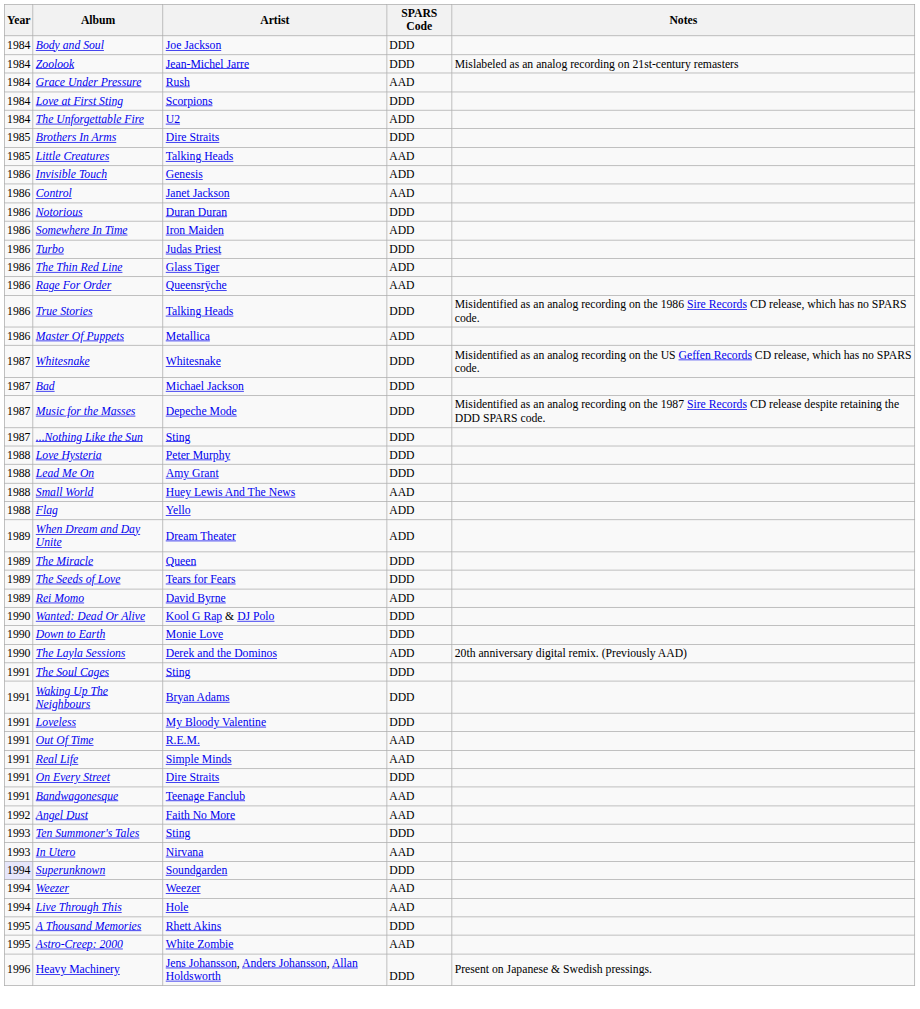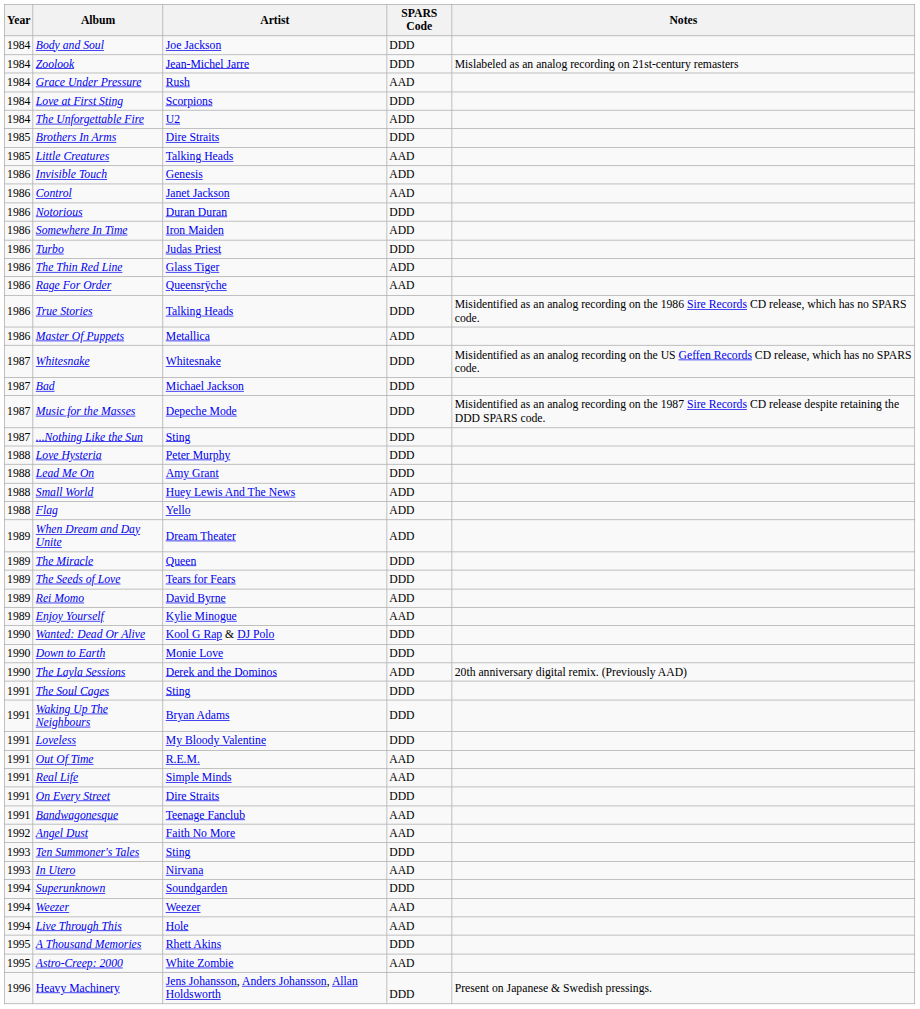(402, 492) AAD -> (402, 492) ADD
+ row: (70, 616)
(19, 870) lavender background -> (19, 889) no background
